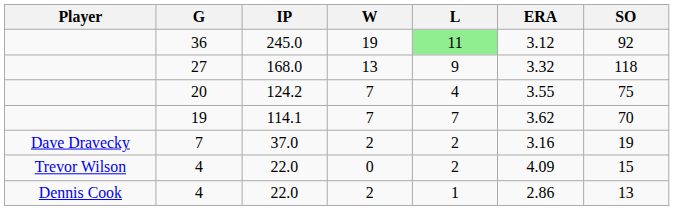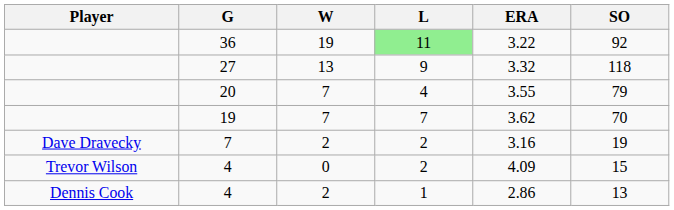- column: (284, 17)
(540, 42) 3.12 -> (522, 42) 3.22
(626, 92) 75 -> (620, 92) 79
